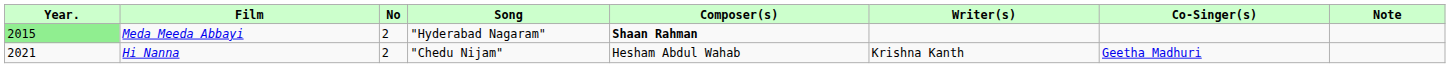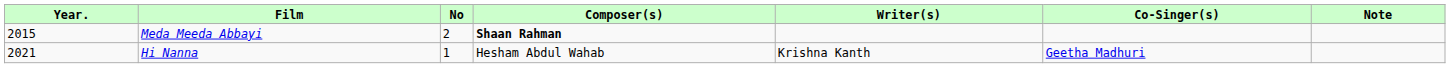- column: (509, 14)
(22, 33) lightgreen background -> (22, 33) no background
(385, 53) 2 -> (446, 53) 1
